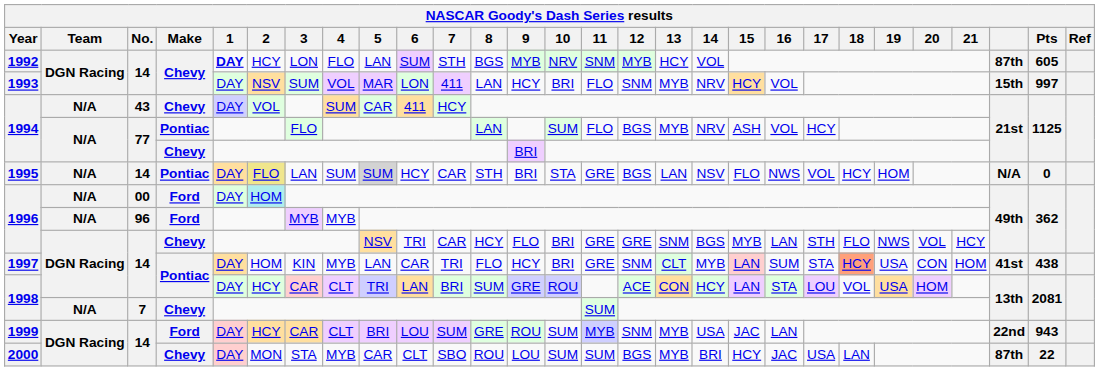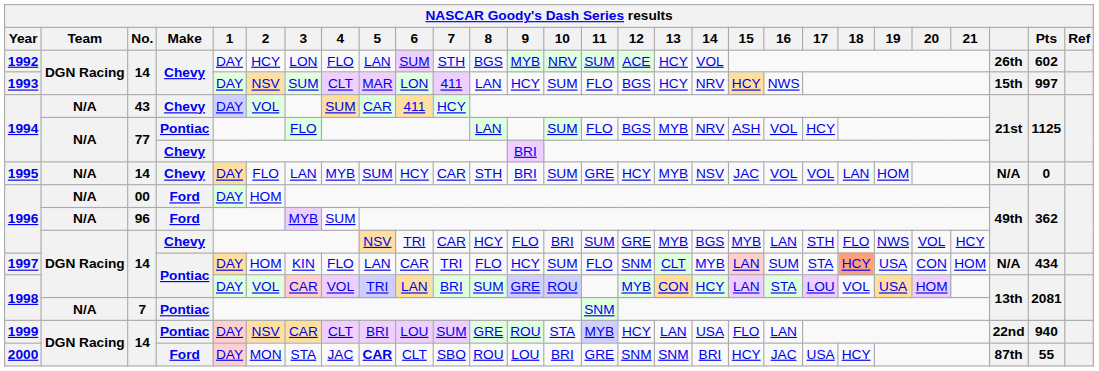(230, 61) bold -> (230, 61) normal
(600, 61) SNM -> (599, 61) SUM
(637, 61) MYB -> (636, 61) ACE
(1009, 61) 87th -> (1009, 61) 26th
(1047, 61) 605 -> (1046, 61) 602
(341, 83) VOL -> (340, 83) CLT
(563, 83) BRI -> (562, 83) SUM
(637, 83) SNM -> (636, 83) BGS
(674, 83) MYB -> (673, 83) HCY
(784, 83) VOL -> (784, 83) NWS
(185, 174) Pontiac -> (185, 174) Chevy
(266, 174) khaki background -> (266, 174) no background
(341, 174) SUM -> (340, 174) MYB
(378, 174) lightgrey background -> (377, 174) no background
(563, 174) STA -> (562, 174) SUM
(637, 174) BGS -> (636, 174) HCY
(674, 174) LAN -> (673, 174) MYB
(747, 174) FLO -> (746, 174) JAC
(784, 174) NWS -> (784, 174) VOL
(857, 174) HCY -> (856, 174) LAN
(266, 196) paleturquoise background -> (266, 196) no background
(341, 219) MYB -> (340, 219) SUM
(600, 241) GRE -> (599, 241) SUM
(674, 241) SNM -> (673, 241) MYB
(341, 264) MYB -> (340, 264) FLO
(563, 264) BRI -> (562, 264) SUM
(600, 264) GRE -> (599, 264) FLO
(1009, 264) 41st -> (1009, 264) N/A
(1047, 264) 438 -> (1046, 264) 434
(266, 286) HCY -> (266, 286) VOL
(341, 286) CLT -> (340, 286) VOL
(637, 286) ACE -> (636, 286) MYB
(185, 309) Chevy -> (185, 309) Pontiac
(600, 309) SUM -> (599, 309) SNM
(185, 332) Ford -> (185, 332) Pontiac
(266, 332) HCY -> (266, 332) NSV
(563, 332) SUM -> (562, 332) STA
(637, 332) SNM -> (636, 332) HCY
(674, 332) MYB -> (673, 332) LAN
(747, 332) JAC -> (746, 332) FLO
(1047, 332) 943 -> (1046, 332) 940
(185, 354) Chevy -> (185, 354) Ford
(341, 354) MYB -> (340, 354) JAC
(378, 354) normal -> (377, 354) bold
(563, 354) SUM -> (562, 354) BRI
(600, 354) SUM -> (599, 354) GRE
(637, 354) BGS -> (636, 354) SNM
(674, 354) MYB -> (673, 354) SNM
(857, 354) LAN -> (856, 354) HCY
(1047, 354) 22 -> (1046, 354) 55
